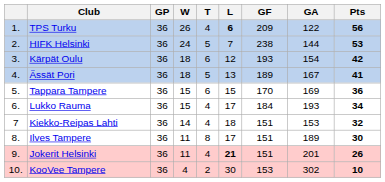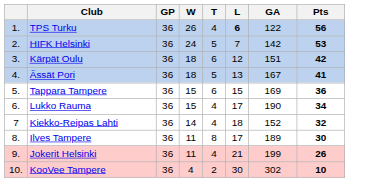- column: (265, 12)
(311, 43) 144 -> (273, 43) 142
(311, 59) 154 -> (273, 59) 151
(311, 106) 193 -> (273, 106) 190
(311, 122) 153 -> (273, 122) 152
(230, 153) bold -> (237, 153) normal
(311, 153) 201 -> (273, 153) 199
